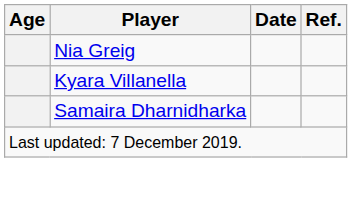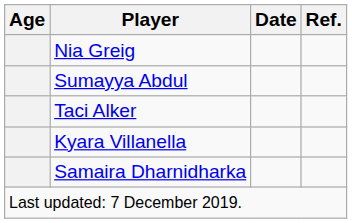+ row: (121, 80)
+ row: (95, 111)
